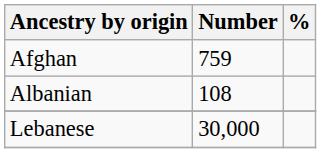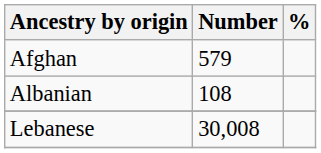(215, 57) 759 -> (215, 57) 579
(229, 128) 30,000 -> (229, 128) 30,008
